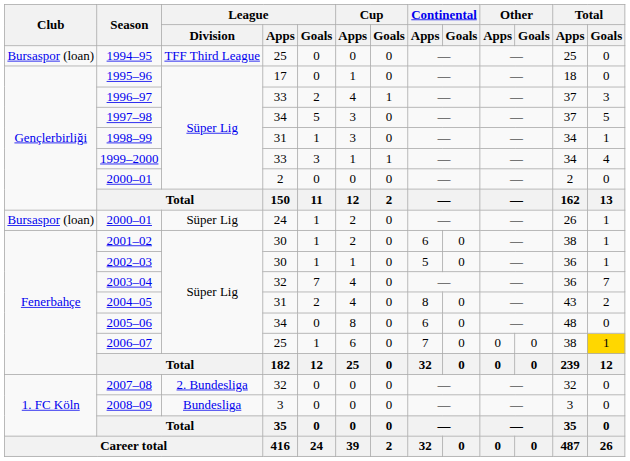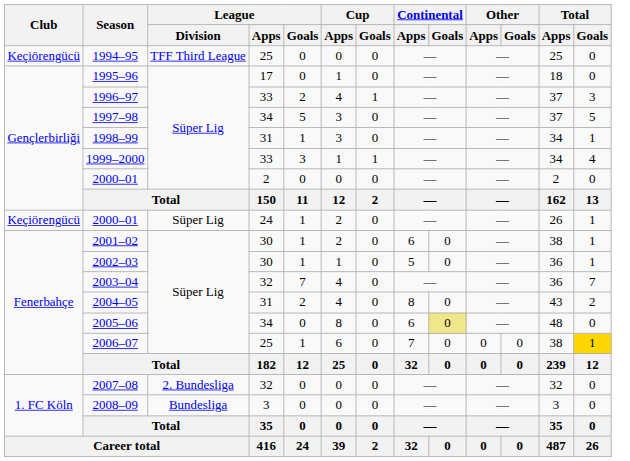(51, 55) Bursaspor (loan) -> (44, 55) Keçiörengücü
(51, 220) Bursaspor (loan) -> (44, 220) Keçiörengücü
(461, 323) no background -> (447, 323) khaki background
